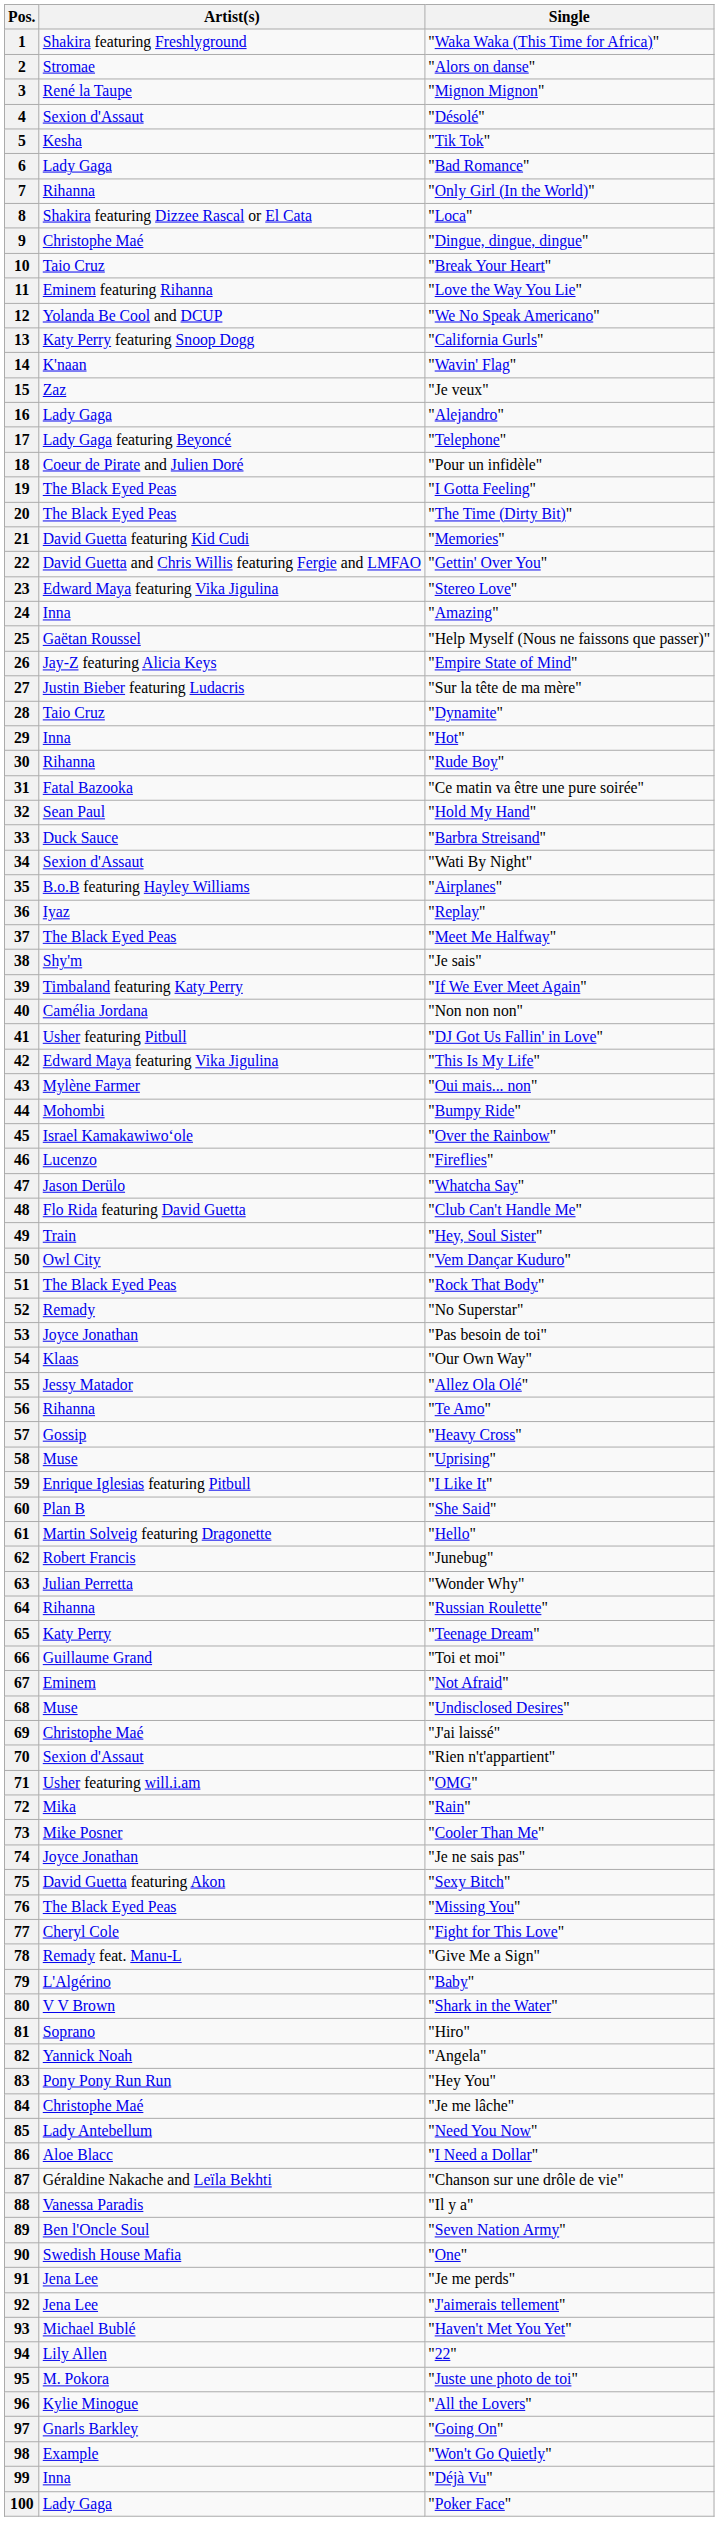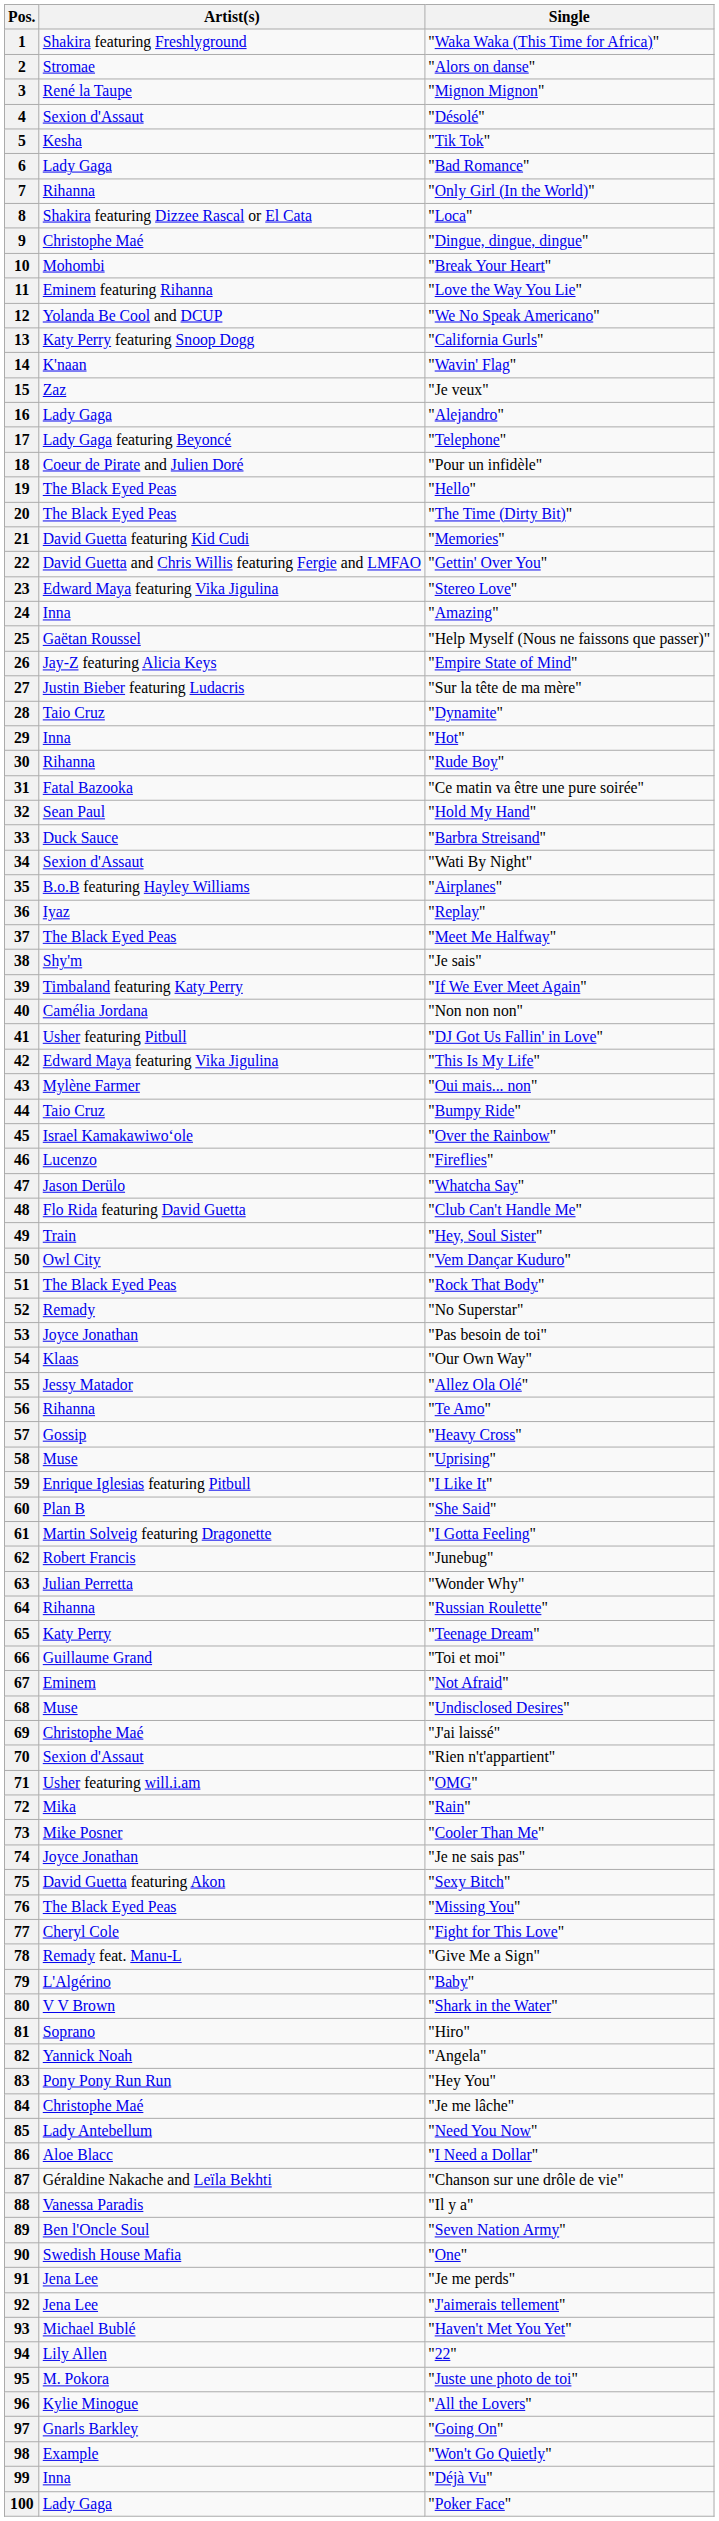(74, 265) Taio Cruz -> (74, 265) Mohombi
(482, 489) "I Gotta Feeling" -> (452, 489) "Hello"
(74, 1111) Mohombi -> (74, 1111) Taio Cruz
(452, 1533) "Hello" -> (482, 1533) "I Gotta Feeling"
